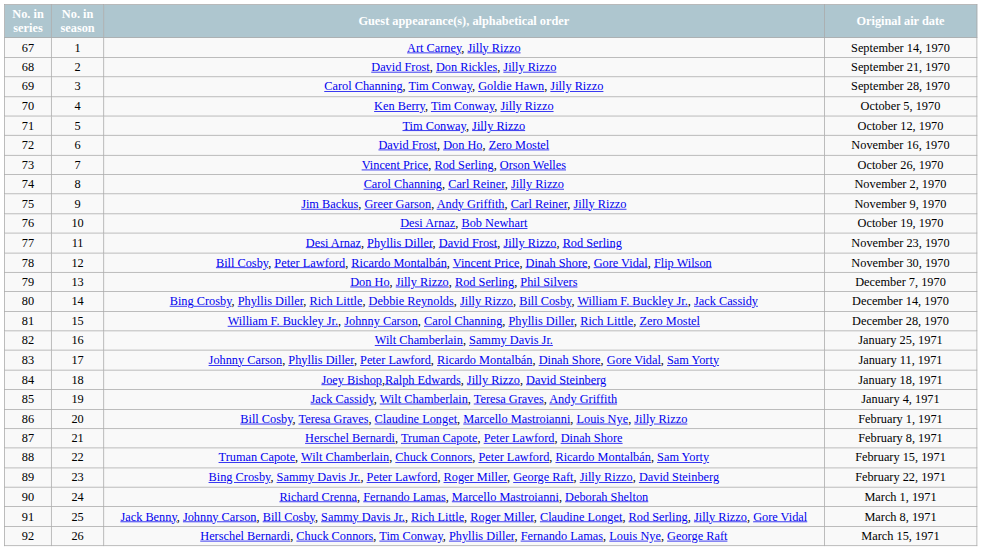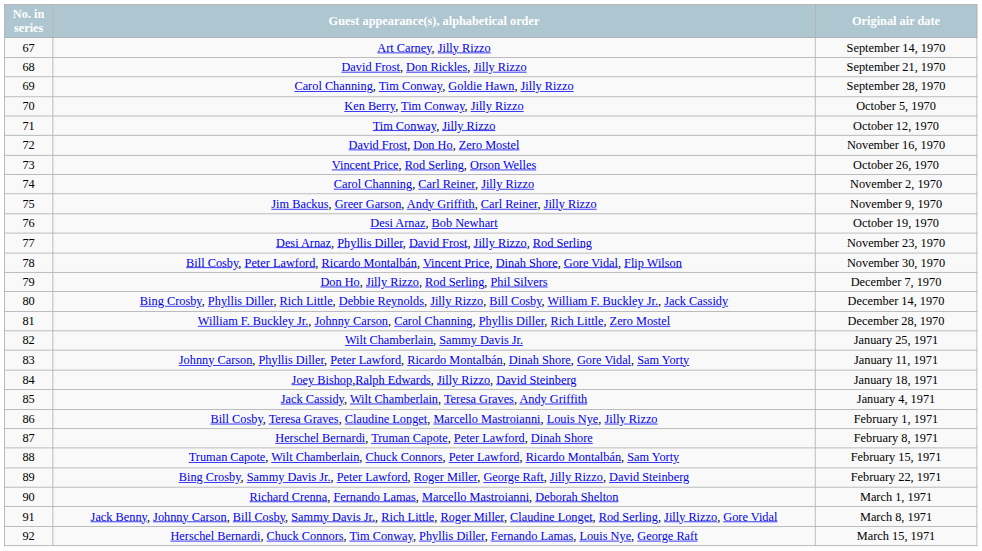- column: (78, 21)
